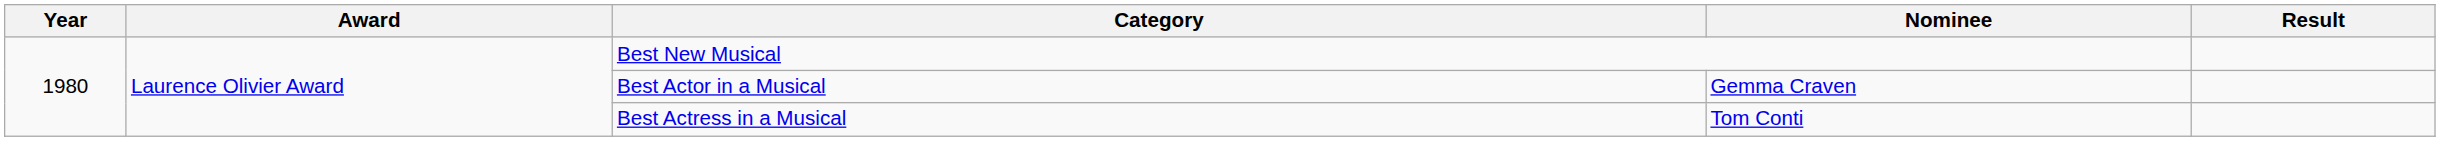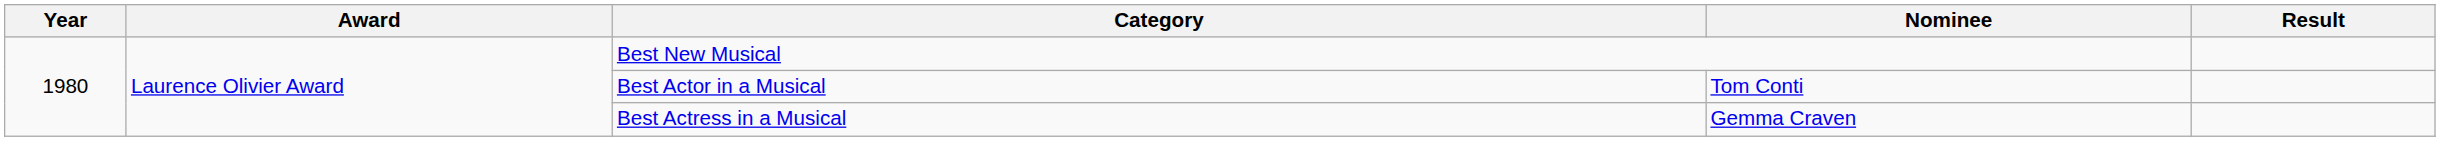(1783, 86) Gemma Craven -> (1757, 86) Tom Conti
(1757, 119) Tom Conti -> (1783, 119) Gemma Craven
